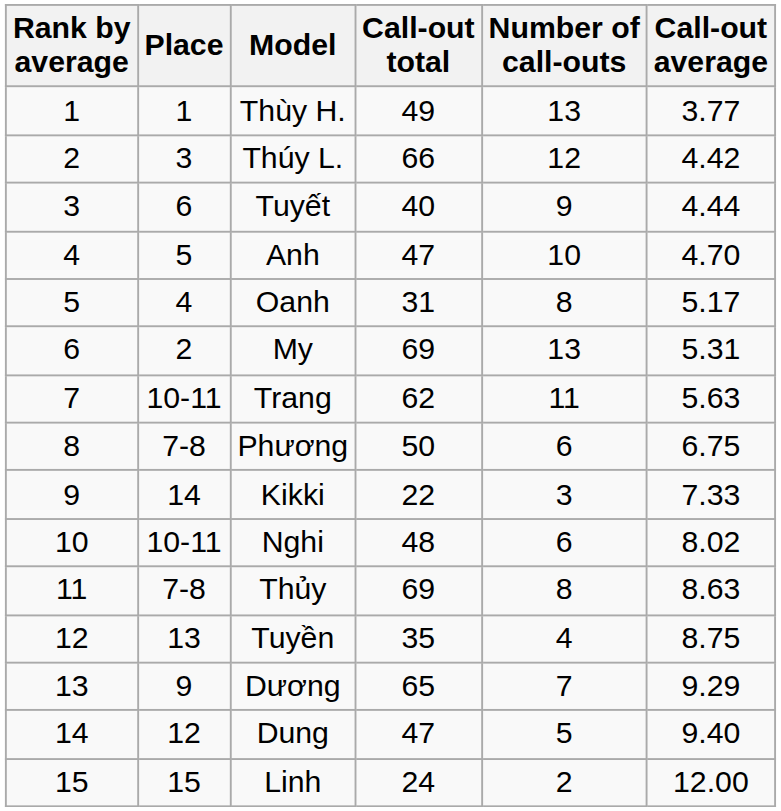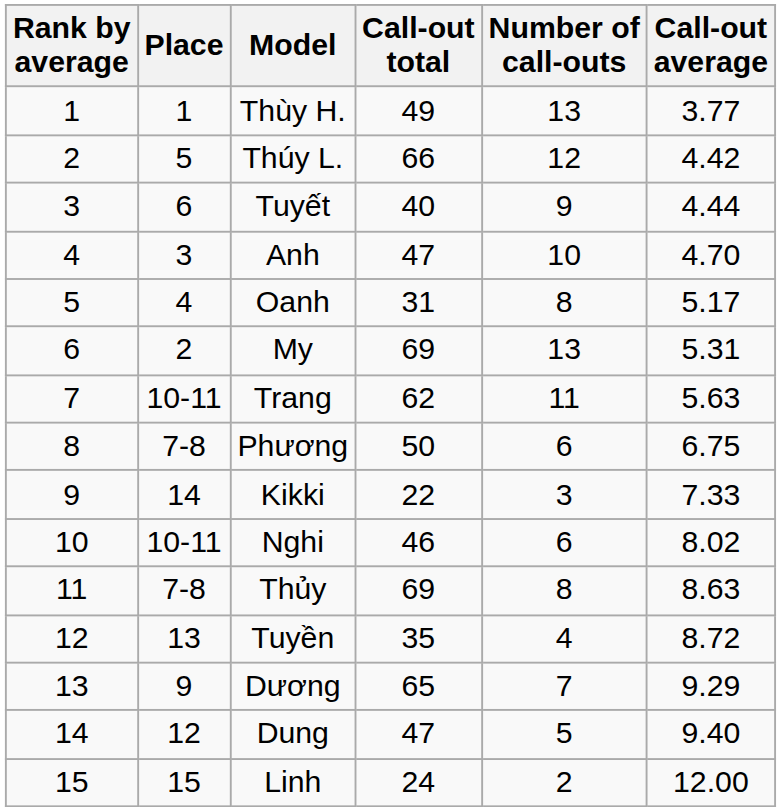(184, 158) 3 -> (184, 158) 5
(184, 254) 5 -> (184, 254) 3
(418, 542) 48 -> (418, 542) 46
(711, 638) 8.75 -> (711, 638) 8.72
